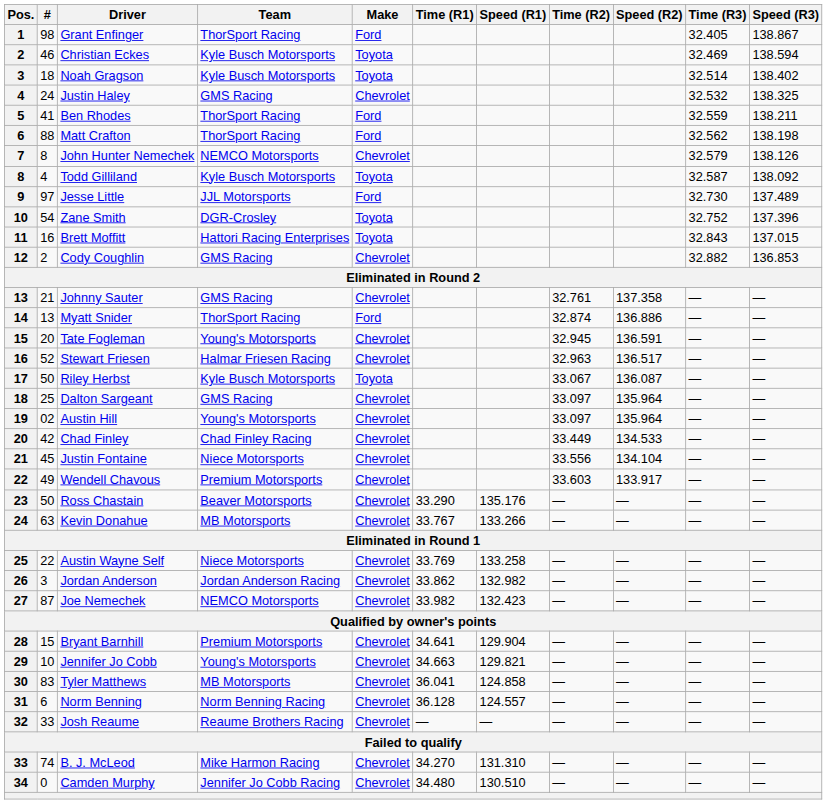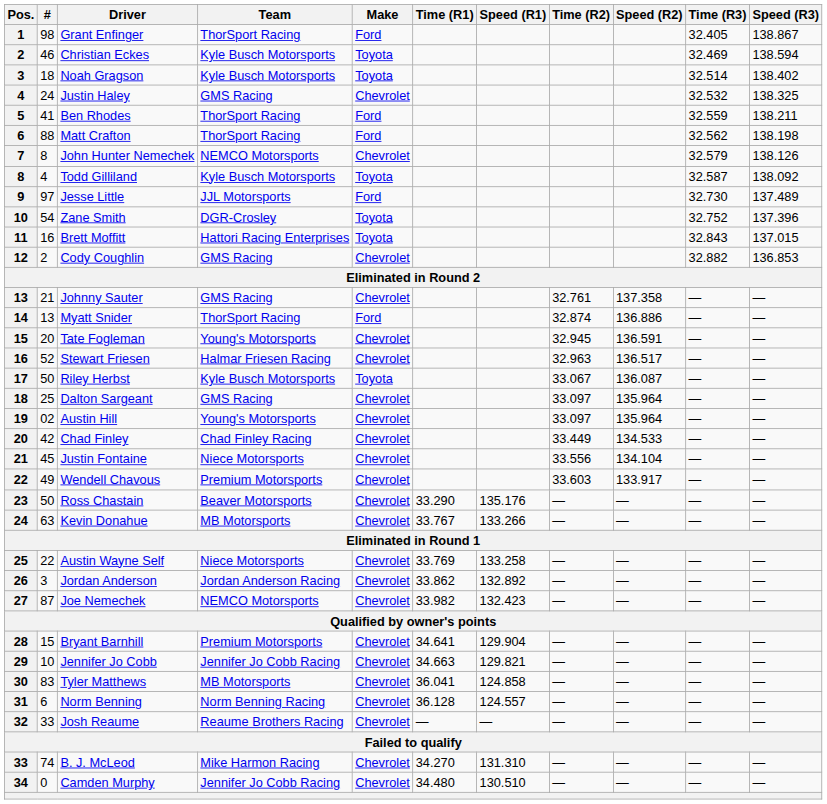(503, 581) 132.982 -> (503, 581) 132.892
(258, 662) Young's Motorsports -> (270, 662) Jennifer Jo Cobb Racing
